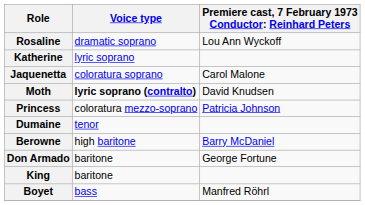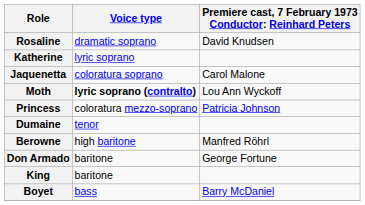(242, 41) Lou Ann Wyckoff -> (238, 41) David Knudsen
(238, 91) David Knudsen -> (242, 91) Lou Ann Wyckoff
(238, 141) Barry McDaniel -> (236, 141) Manfred Röhrl
(236, 192) Manfred Röhrl -> (238, 192) Barry McDaniel
